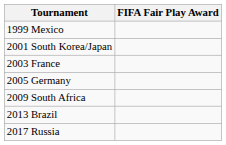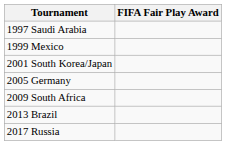+ row: (47, 30)
- row: (33, 64)
